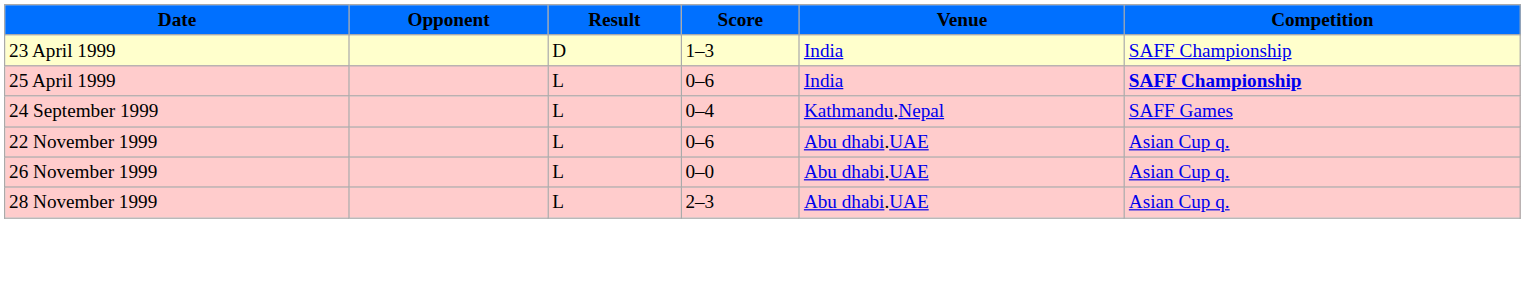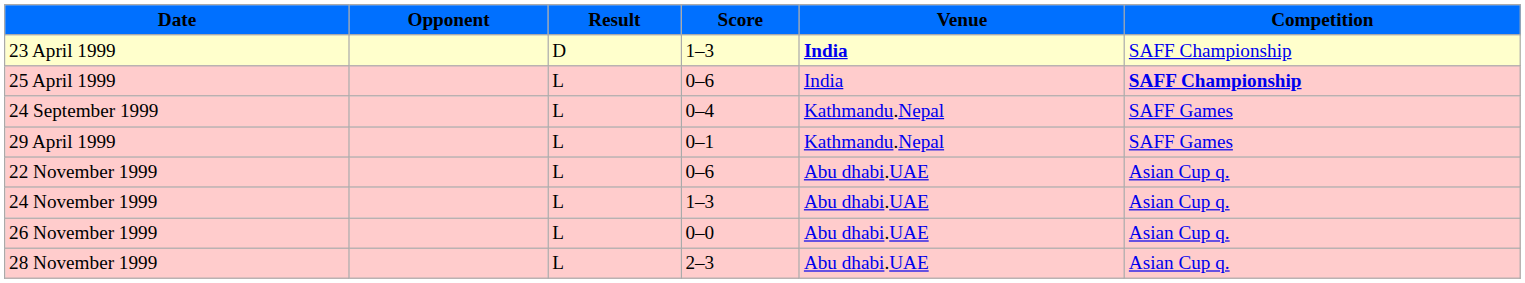(824, 50) normal -> (826, 50) bold
+ row: (62, 141)
+ row: (83, 202)
